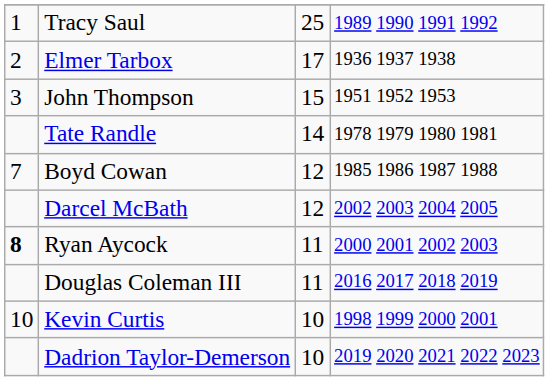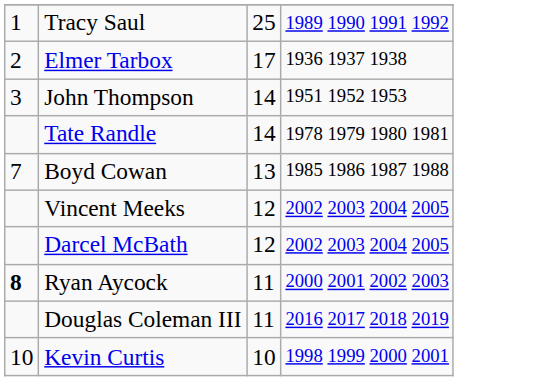(313, 97) 15 -> (264, 97) 14
(313, 171) 12 -> (264, 171) 13
+ row: (115, 208)
- row: (167, 356)
